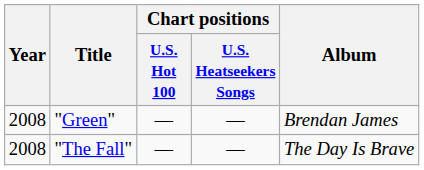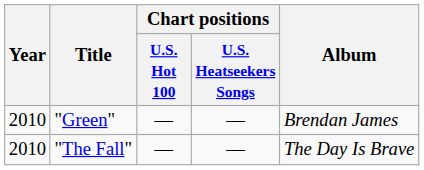(27, 119) 2008 -> (27, 119) 2010
(27, 149) 2008 -> (27, 149) 2010
